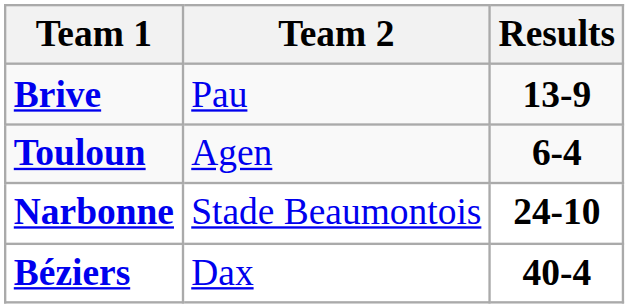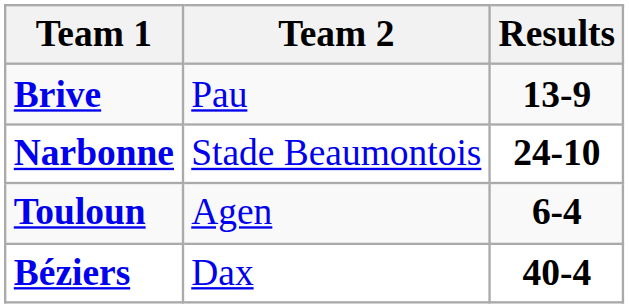rows swapped: (94, 212) <-> (80, 152)
